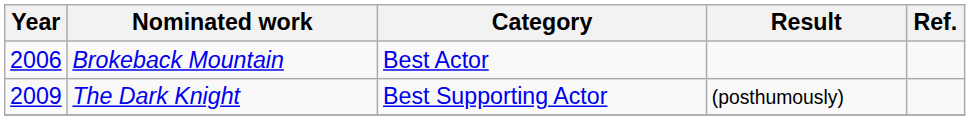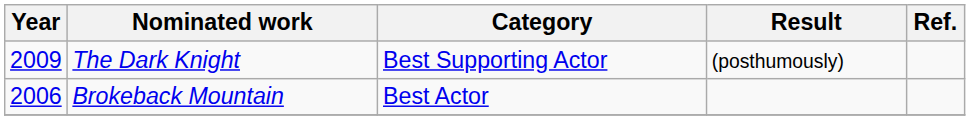rows swapped: (178, 59) <-> (156, 96)
